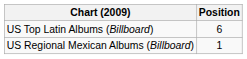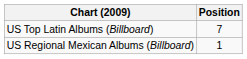(219, 29) 6 -> (219, 29) 7
